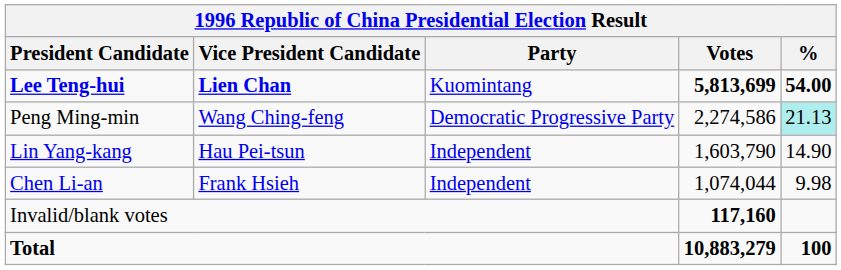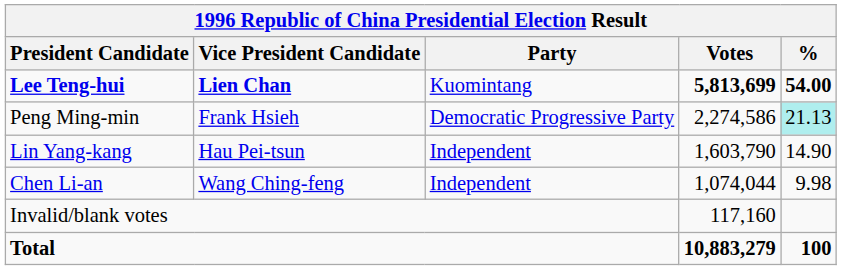(271, 118) Wang Ching-feng -> (249, 118) Frank Hsieh
(249, 183) Frank Hsieh -> (271, 183) Wang Ching-feng
(743, 215) bold -> (743, 215) normal
